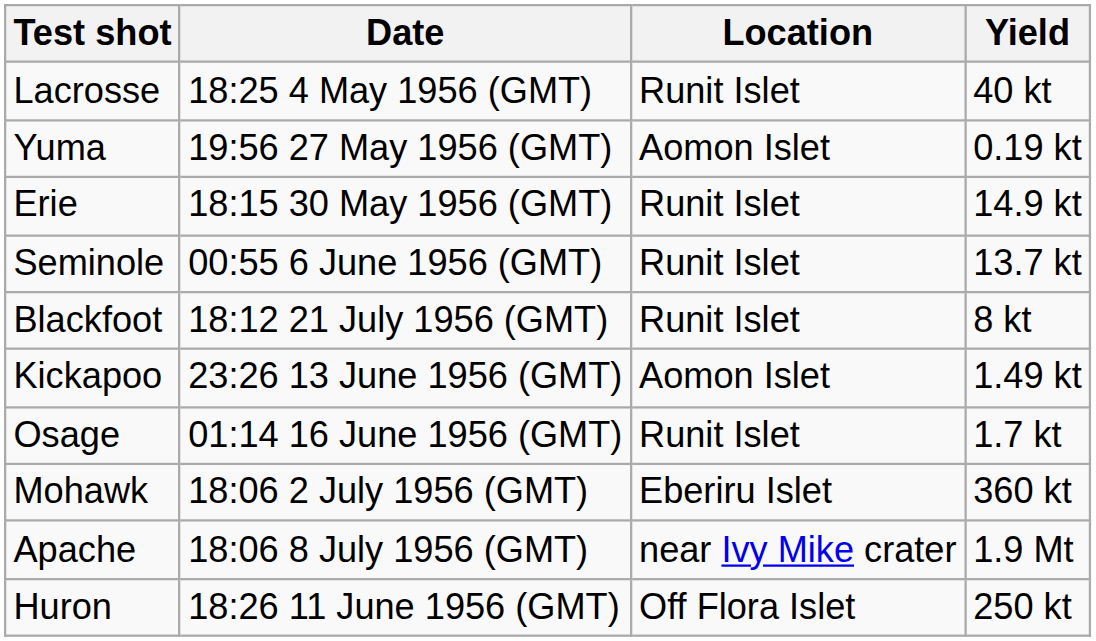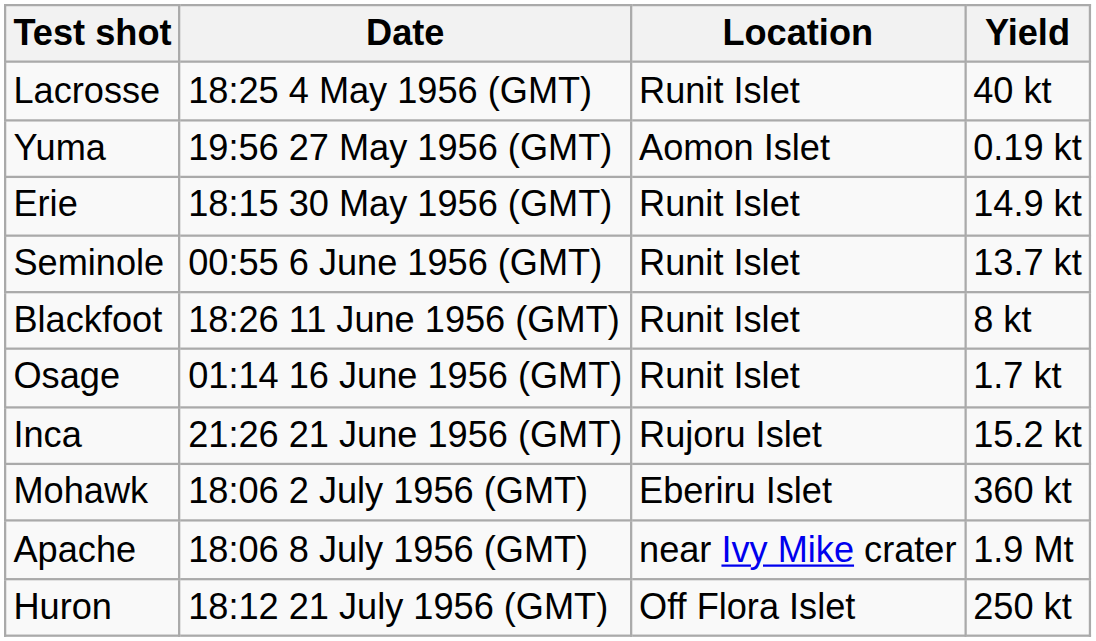(398, 319) 18:12 21 July 1956 (GMT) -> (404, 319) 18:26 11 June 1956 (GMT)
- row: (88, 377)
+ row: (48, 434)
(404, 606) 18:26 11 June 1956 (GMT) -> (398, 606) 18:12 21 July 1956 (GMT)
